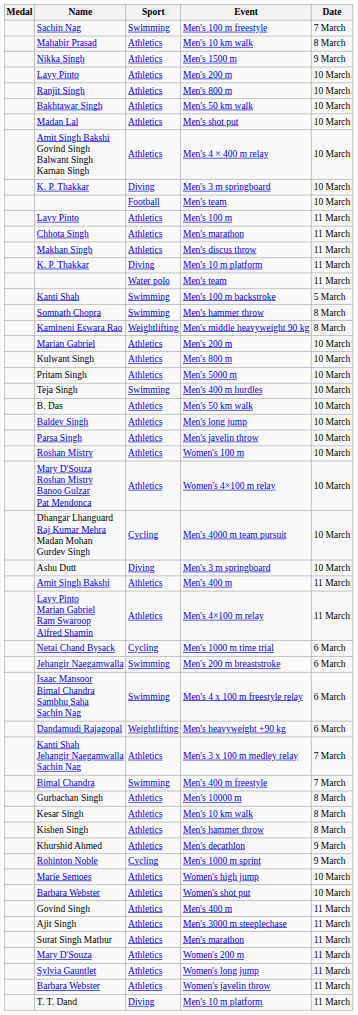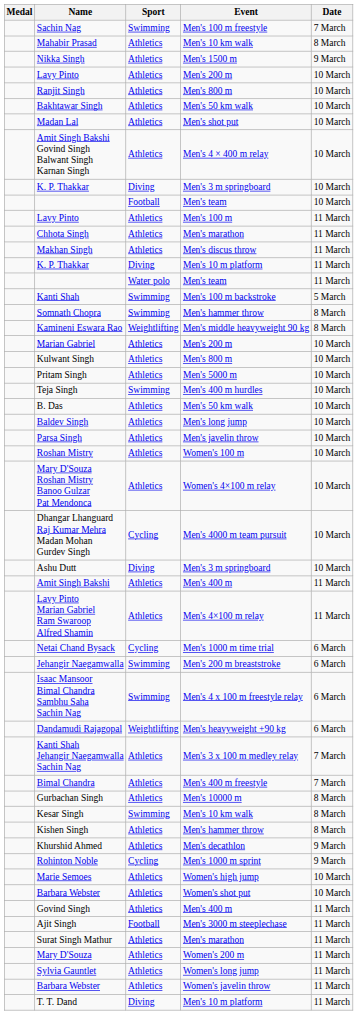(149, 783) Swimming -> (145, 783) Athletics
(145, 814) Athletics -> (149, 814) Swimming
(145, 924) Athletics -> (144, 924) Football
